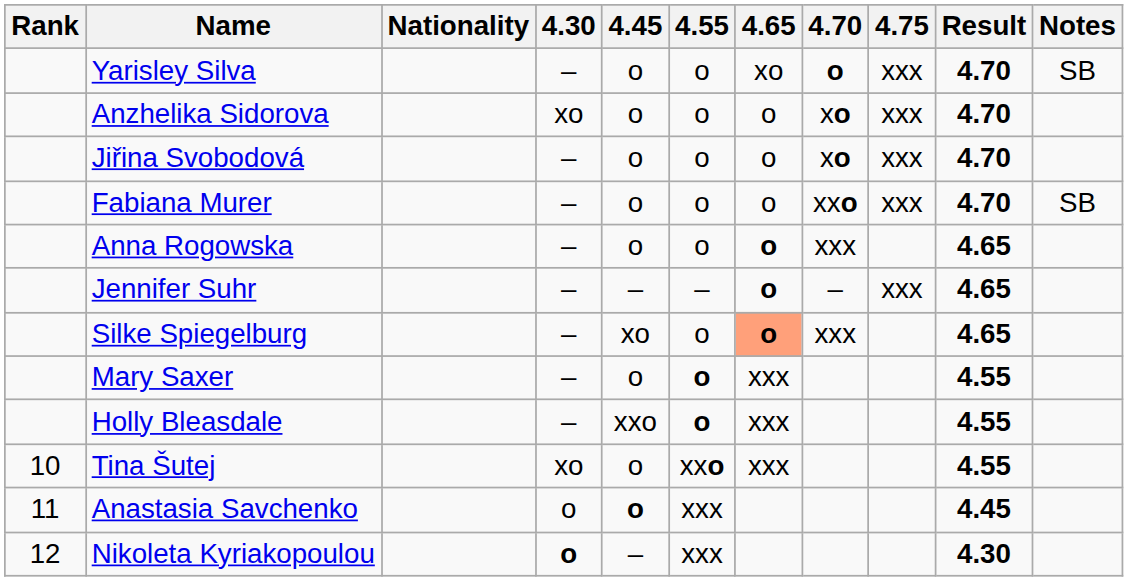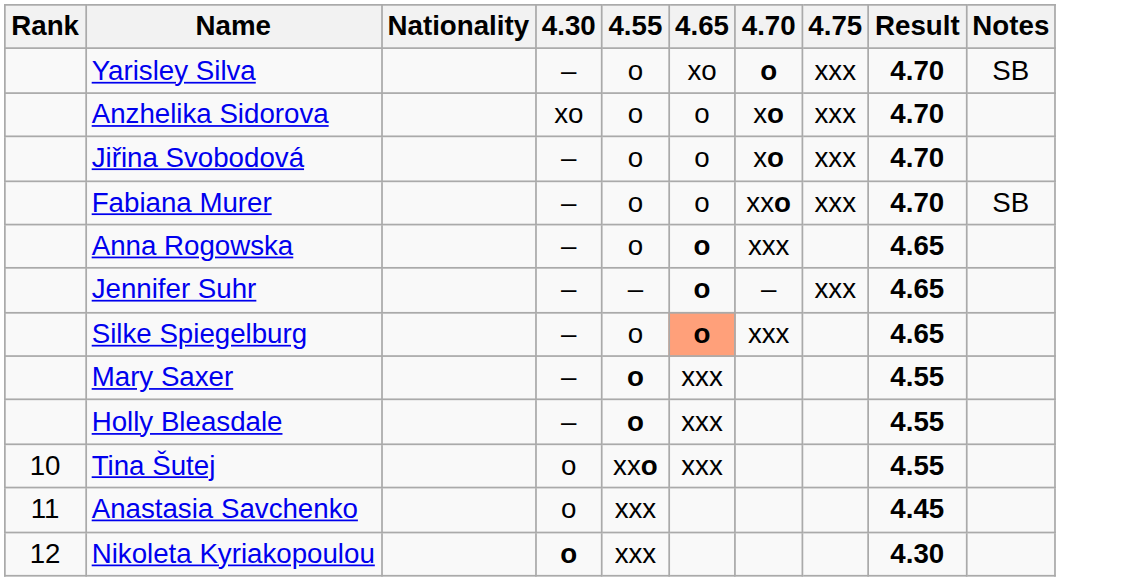- column: (635, 26)
(569, 465) xo -> (569, 465) o
